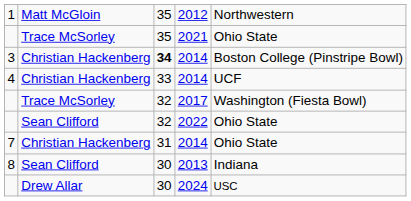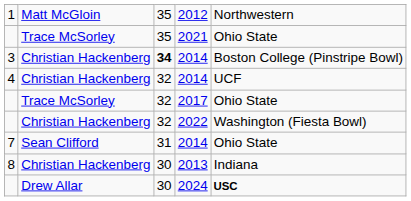(164, 79) 33 -> (164, 79) 32
(290, 100) Washington (Fiesta Bowl) -> (246, 100) Ohio State
(60, 121) Sean Clifford -> (86, 121) Christian Hackenberg
(246, 121) Ohio State -> (290, 121) Washington (Fiesta Bowl)
(86, 143) Christian Hackenberg -> (60, 143) Sean Clifford
(60, 164) Sean Clifford -> (86, 164) Christian Hackenberg
(226, 186) normal -> (226, 186) bold
